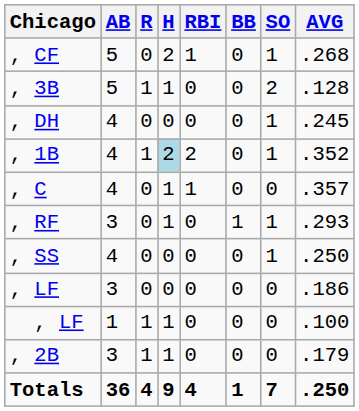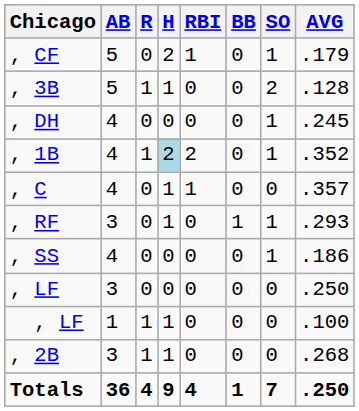(325, 55) .268 -> (325, 55) .179
(325, 256) .250 -> (325, 256) .186
(325, 289) .186 -> (325, 289) .250
(325, 356) .179 -> (325, 356) .268
